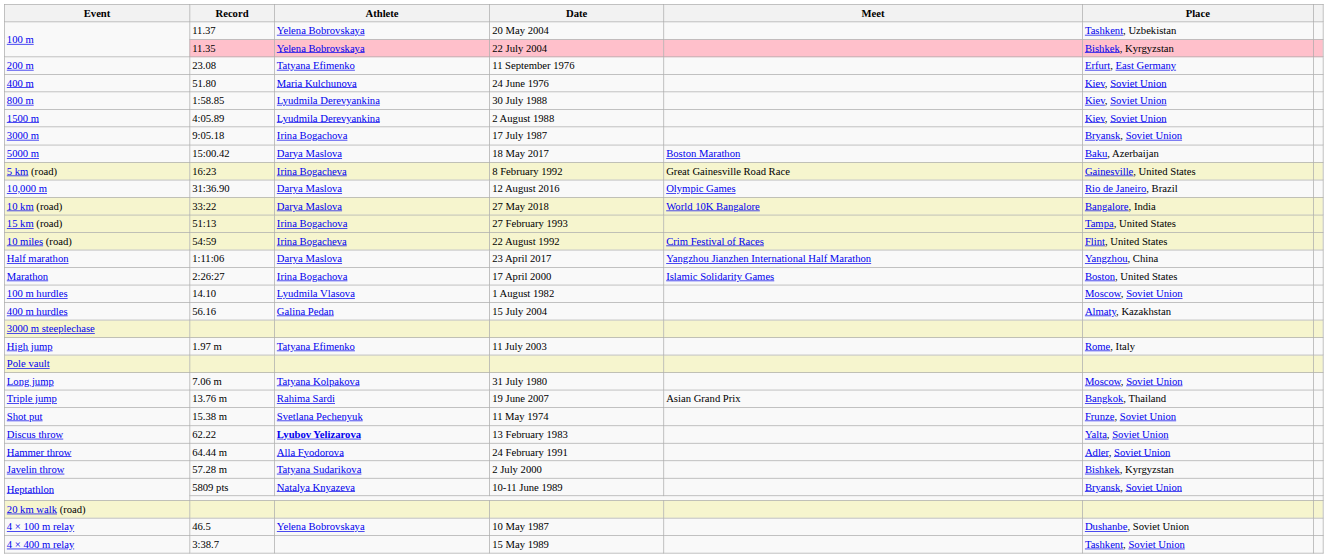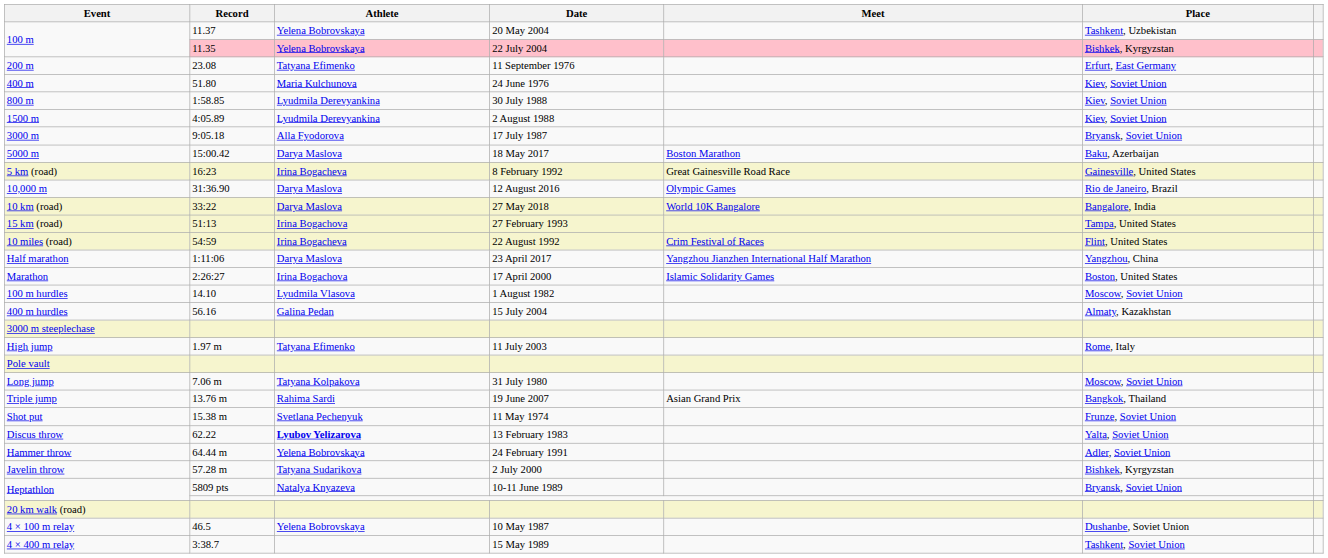(312, 136) Irina Bogachova -> (310, 136) Alla Fyodorova
(310, 452) Alla Fyodorova -> (321, 452) Yelena Bobrovskaya
